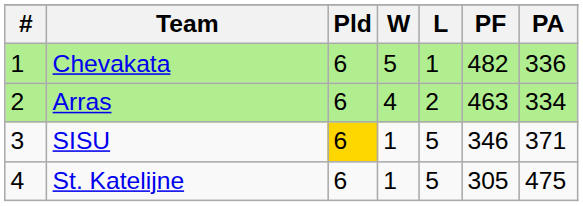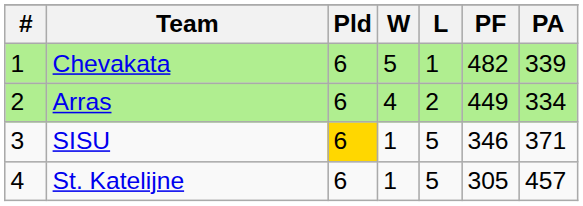(546, 63) 336 -> (546, 63) 339
(488, 102) 463 -> (488, 102) 449
(546, 180) 475 -> (546, 180) 457
